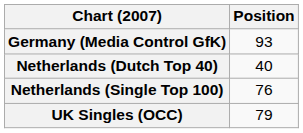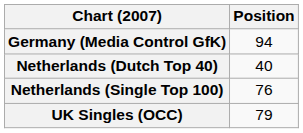(264, 41) 93 -> (264, 41) 94
